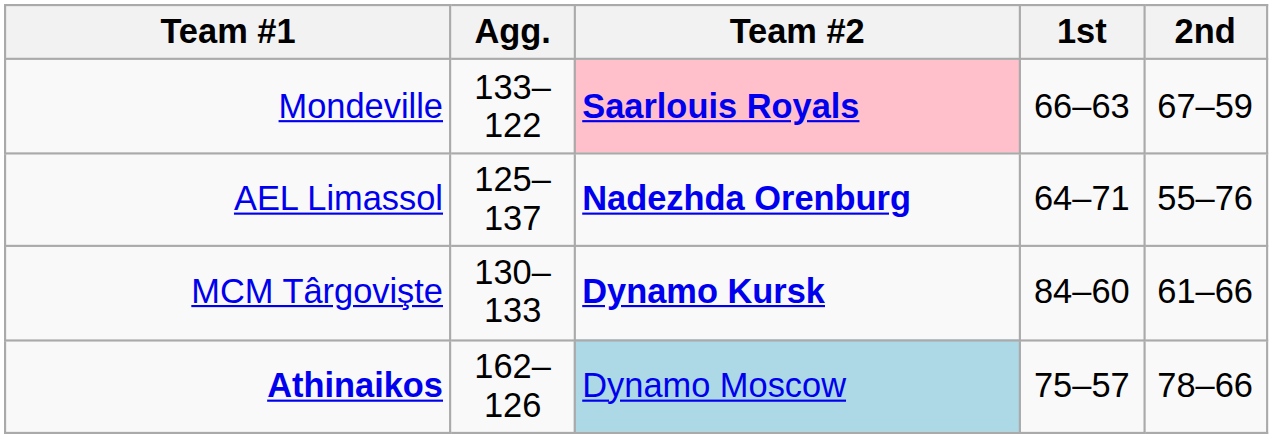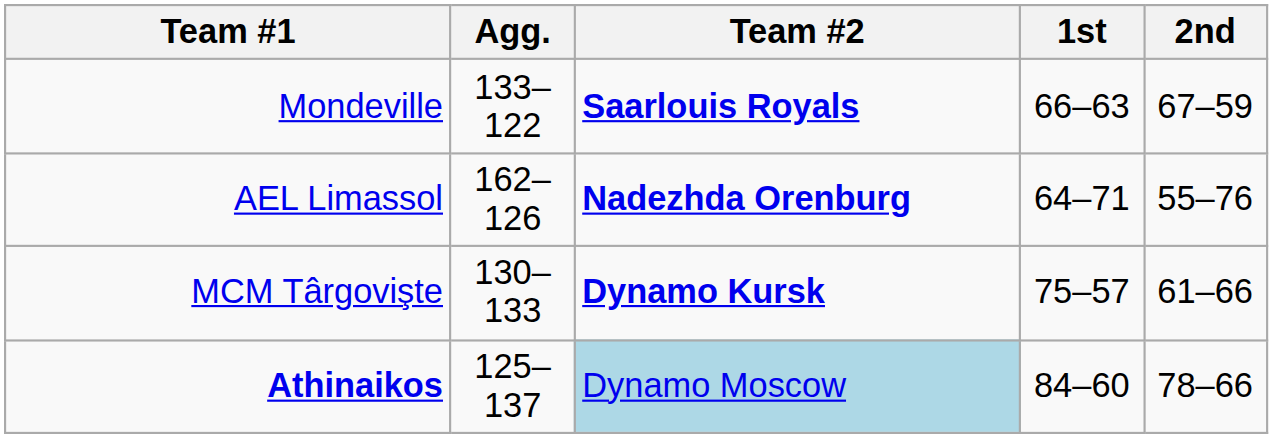(721, 105) pink background -> (721, 105) no background
(513, 198) 125–137 -> (513, 198) 162–126
(1082, 292) 84–60 -> (1082, 292) 75–57
(513, 385) 162–126 -> (513, 385) 125–137
(1082, 385) 75–57 -> (1082, 385) 84–60
